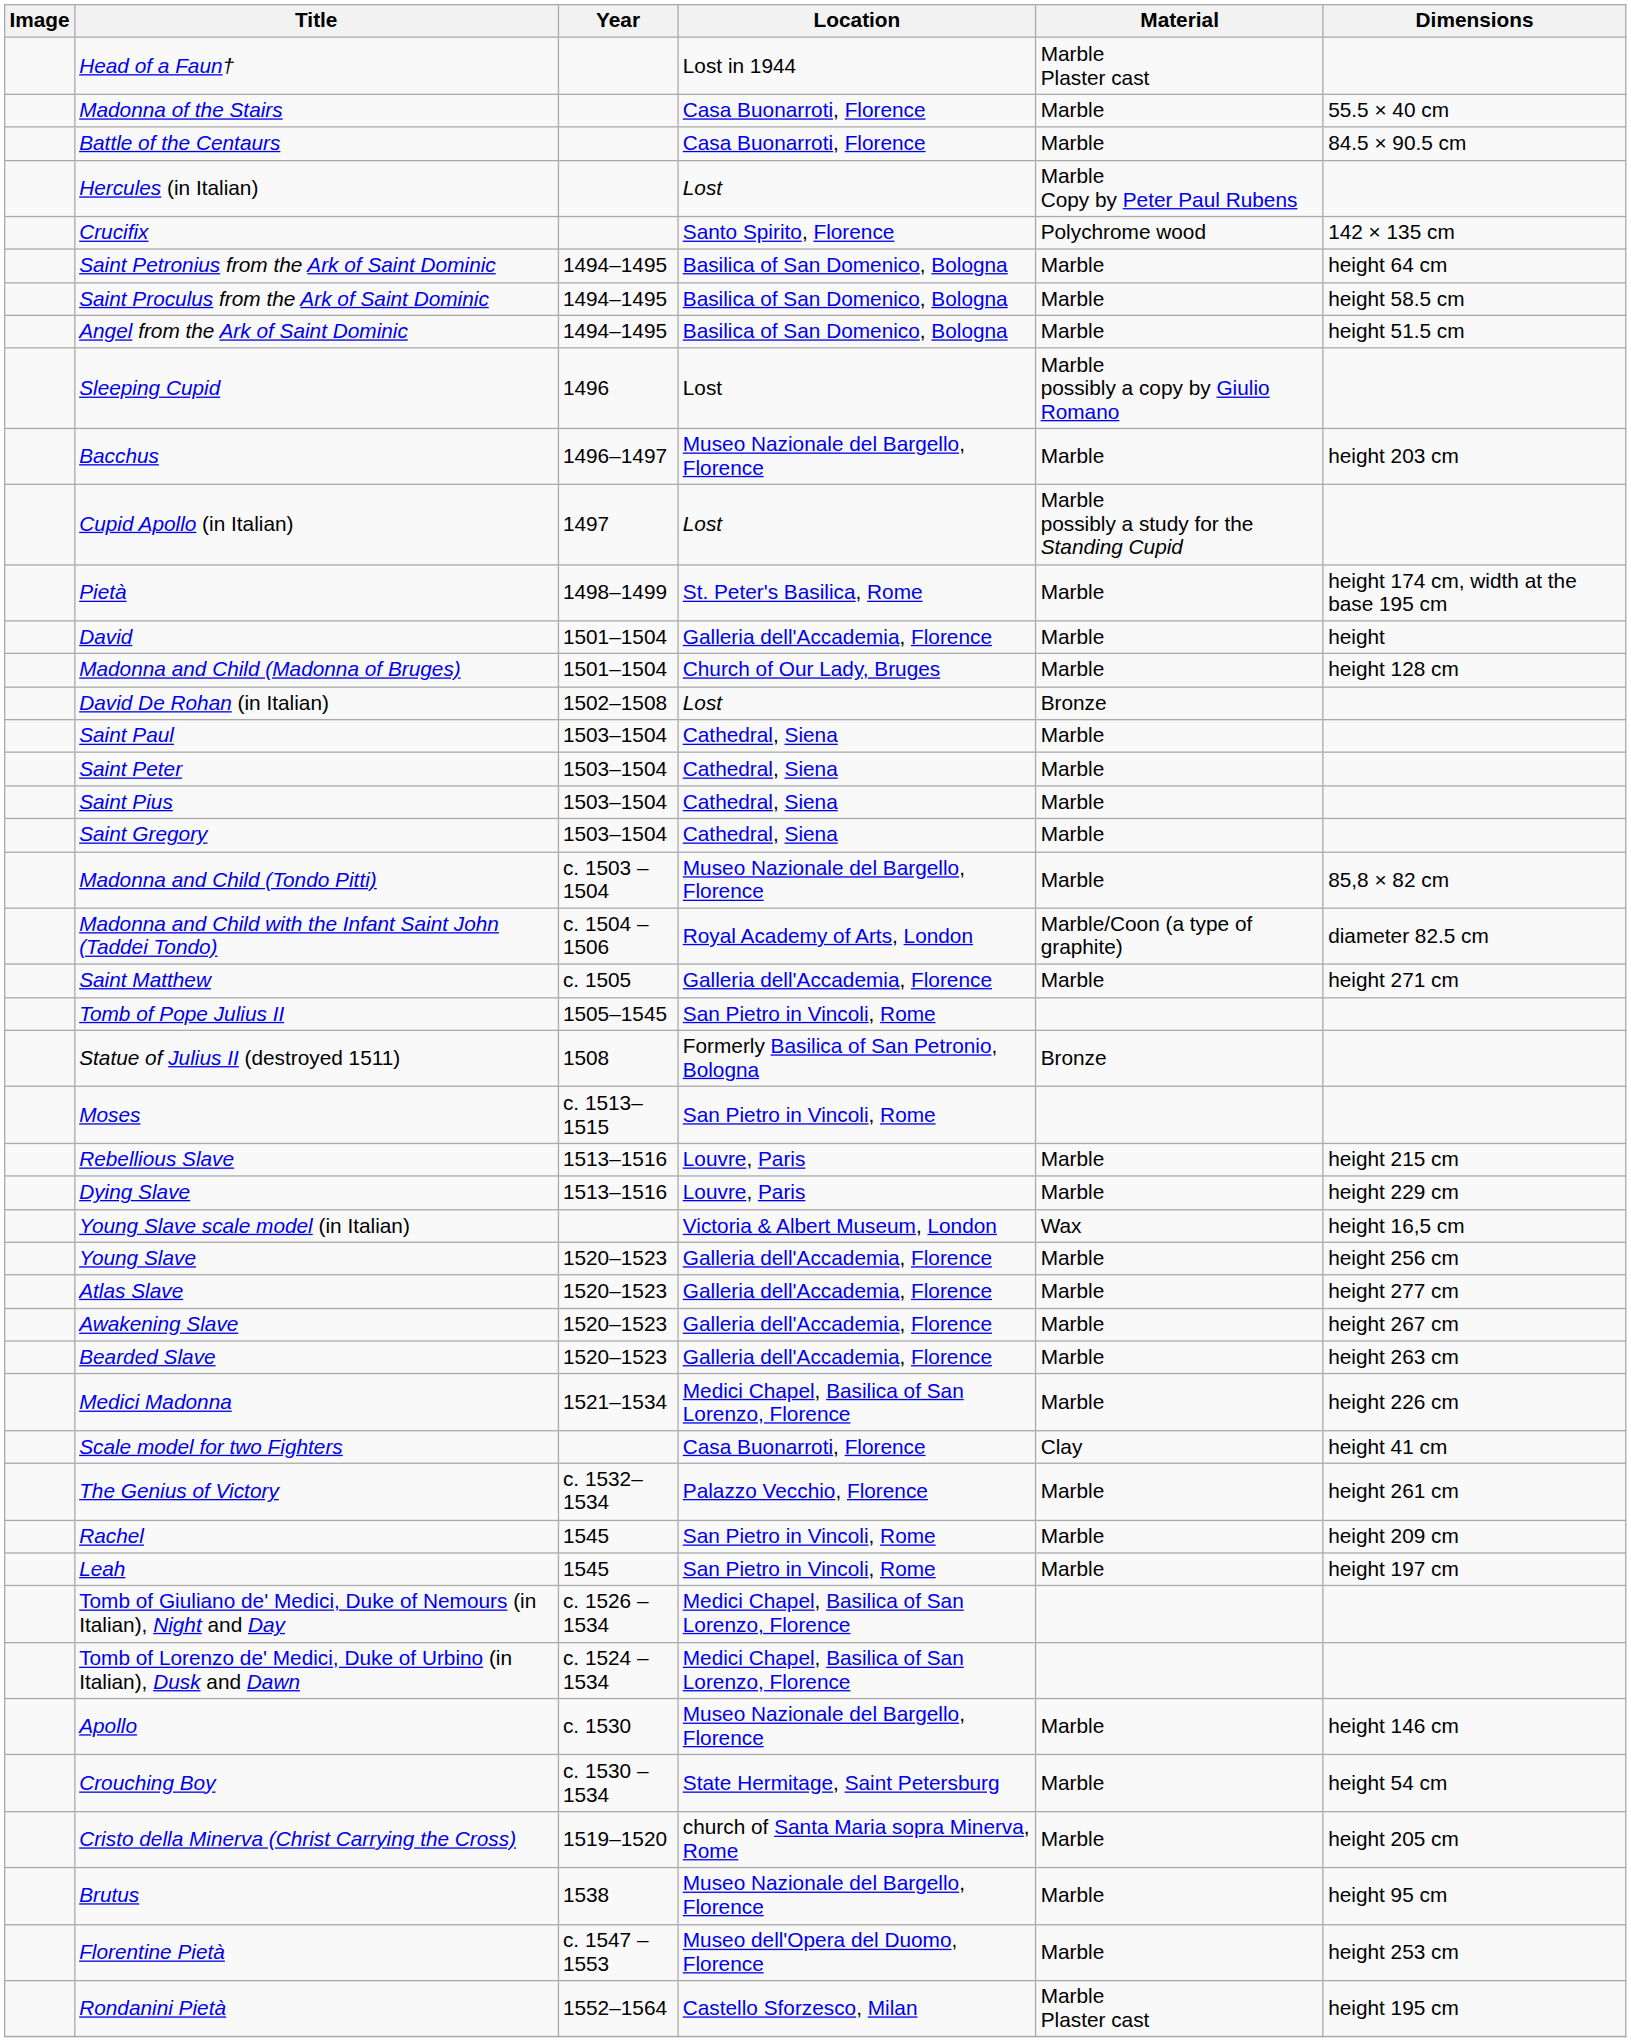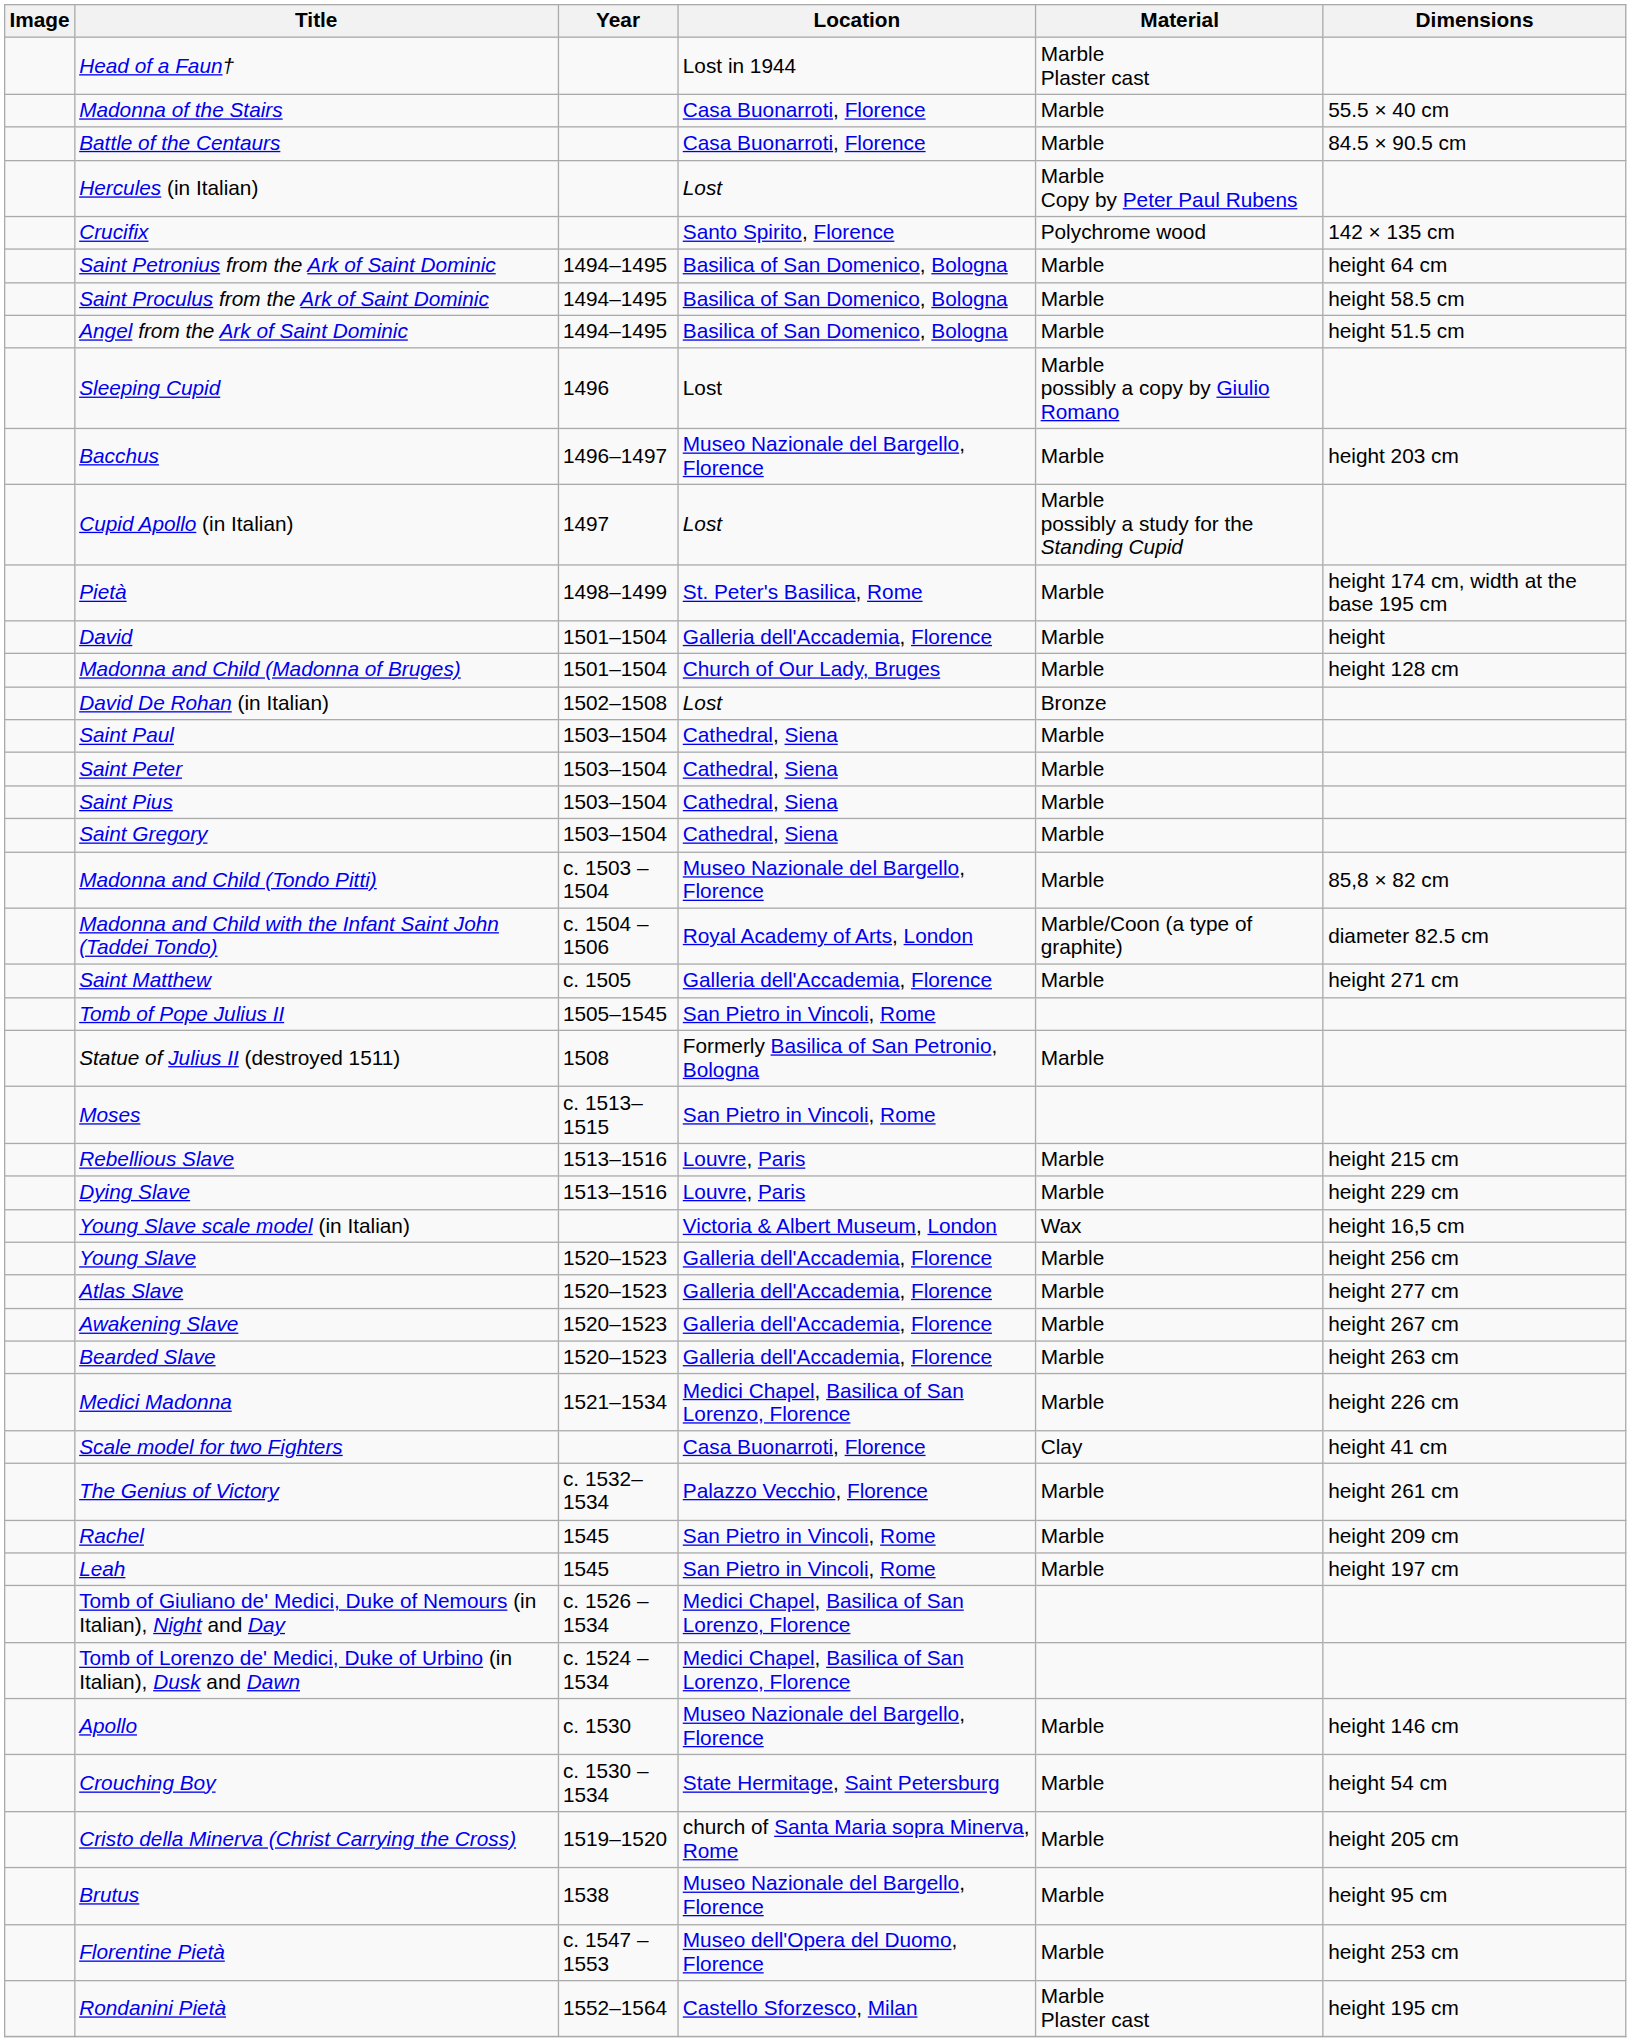(1074, 1058) Bronze -> (1072, 1058) Marble
